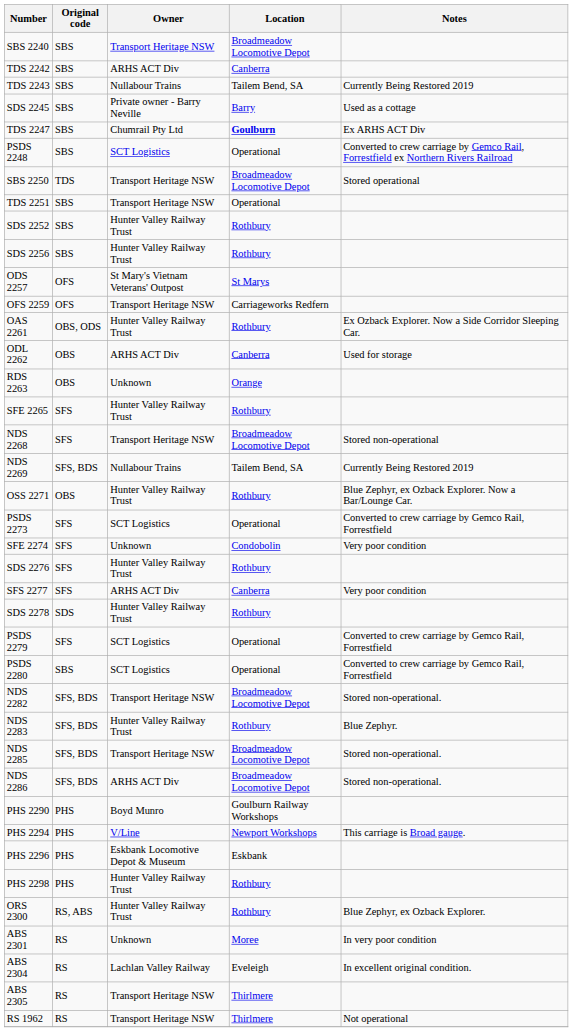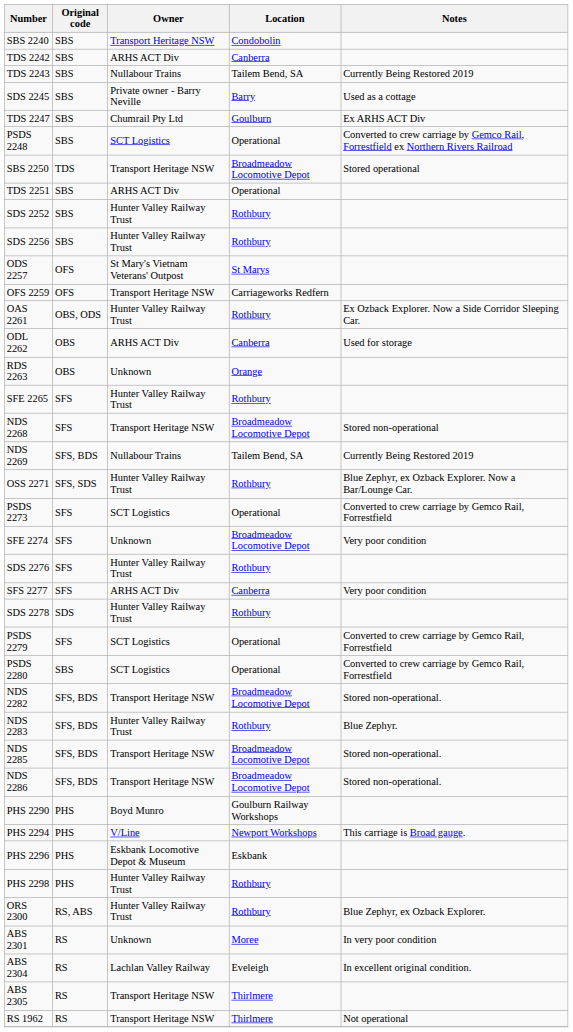(271, 46) Broadmeadow Locomotive Depot -> (256, 40) Condobolin
(253, 130) bold -> (251, 118) normal
(162, 203) Transport Heritage NSW -> (145, 191) ARHS ACT Div
(65, 495) OBS -> (76, 484) SFS, SDS
(256, 546) Condobolin -> (271, 540) Broadmeadow Locomotive Depot
(145, 782) ARHS ACT Div -> (162, 782) Transport Heritage NSW
